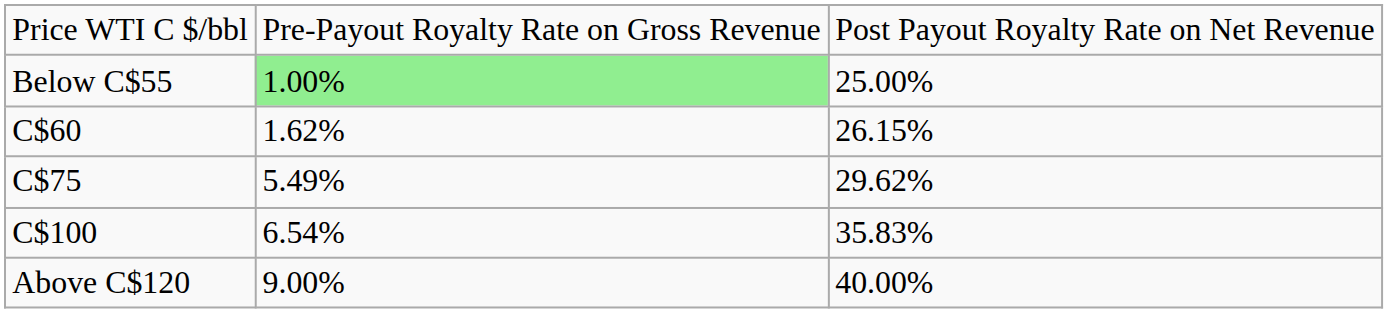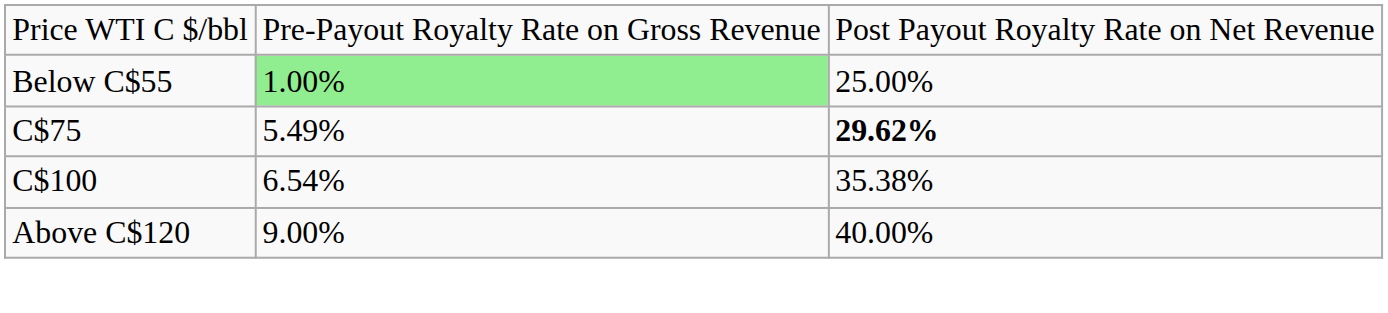- row: (47, 130)
(884, 181) normal -> (887, 130) bold
(884, 231) 35.83% -> (884, 181) 35.38%
